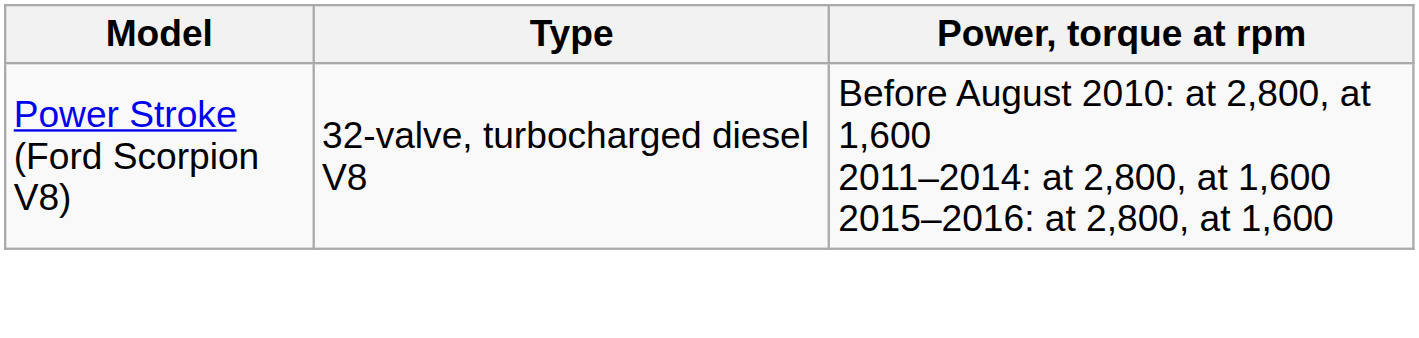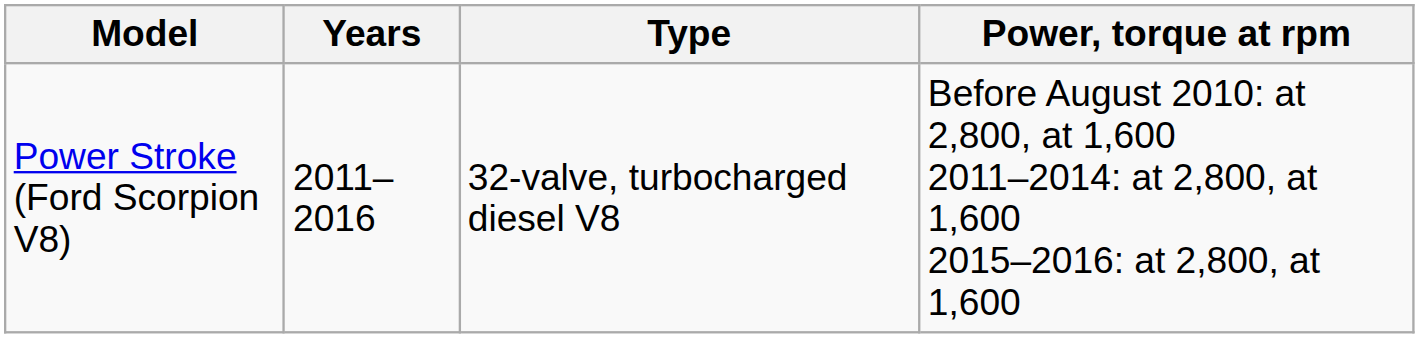+ column: (372, 33)
